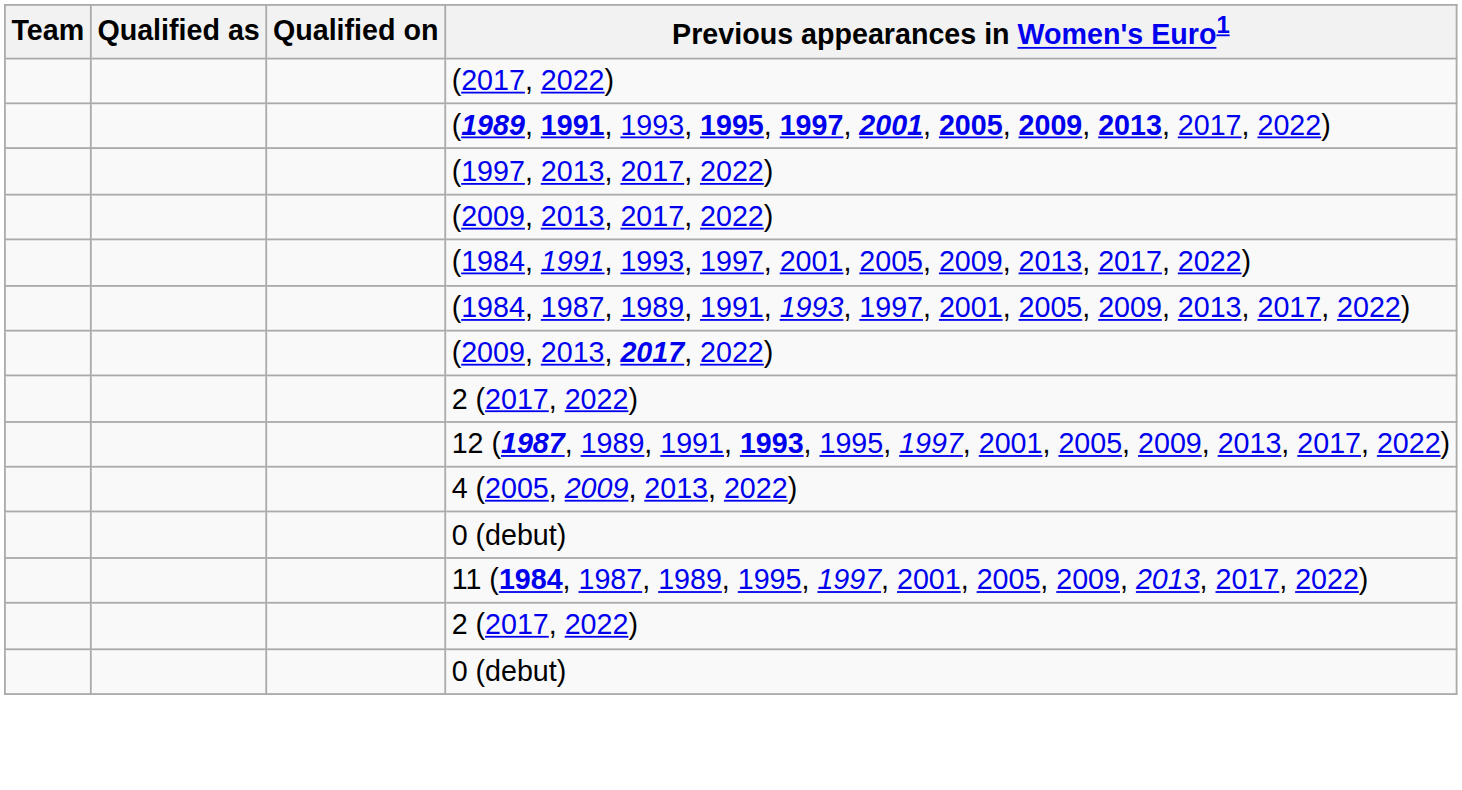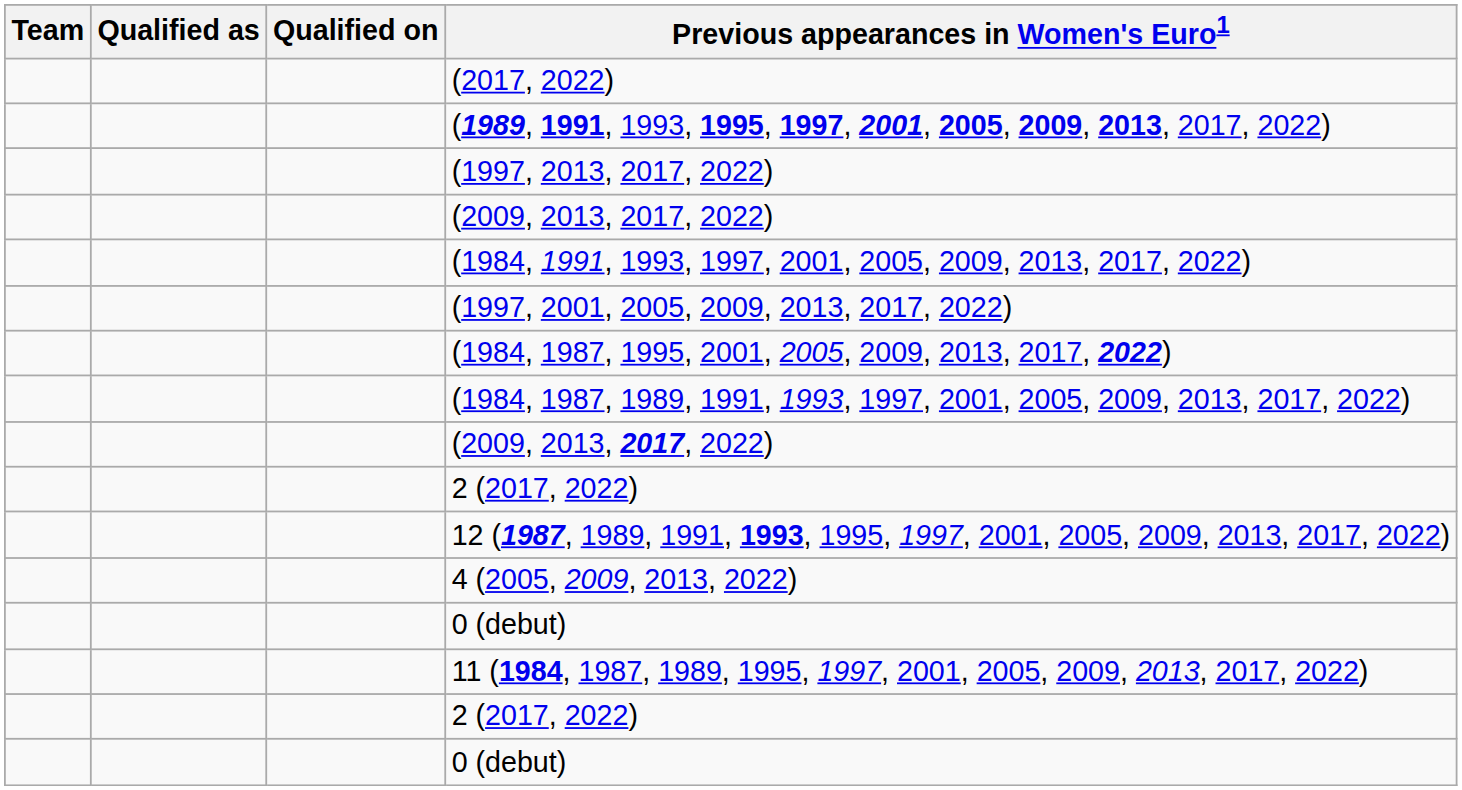+ row: (48, 308)
+ row: (48, 353)
